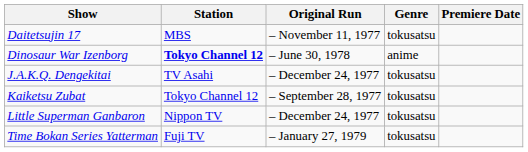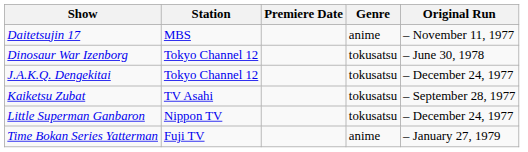columns swapped: (481, 14) <-> (325, 14)
(411, 34) tokusatsu -> (364, 34) anime
(213, 55) bold -> (211, 55) normal
(403, 55) anime -> (373, 55) tokusatsu
(188, 75) TV Asahi -> (211, 75) Tokyo Channel 12
(211, 95) Tokyo Channel 12 -> (188, 95) TV Asahi
(411, 136) tokusatsu -> (364, 136) anime
